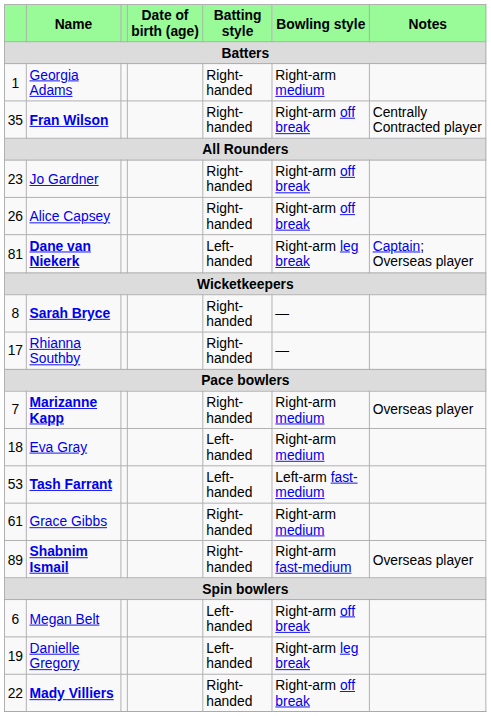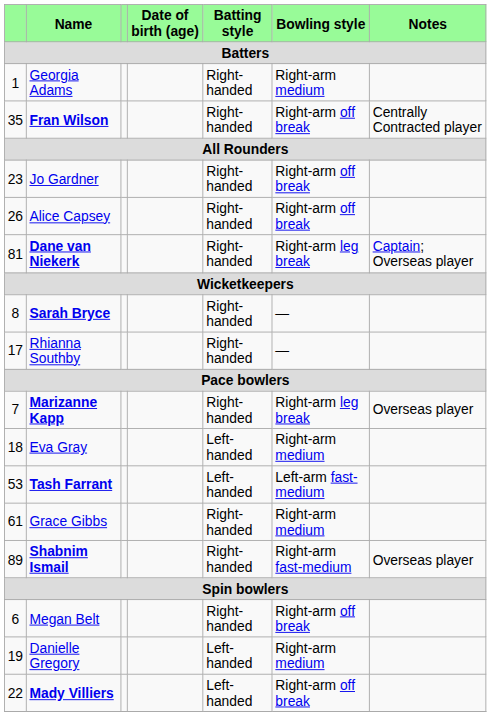(229, 254) Left-handed -> (229, 254) Right-handed
(306, 410) Right-arm medium -> (317, 410) Right-arm leg break
(229, 619) Left-handed -> (229, 619) Right-handed
(317, 656) Right-arm leg break -> (306, 656) Right-arm medium
(229, 693) Right-handed -> (229, 693) Left-handed
